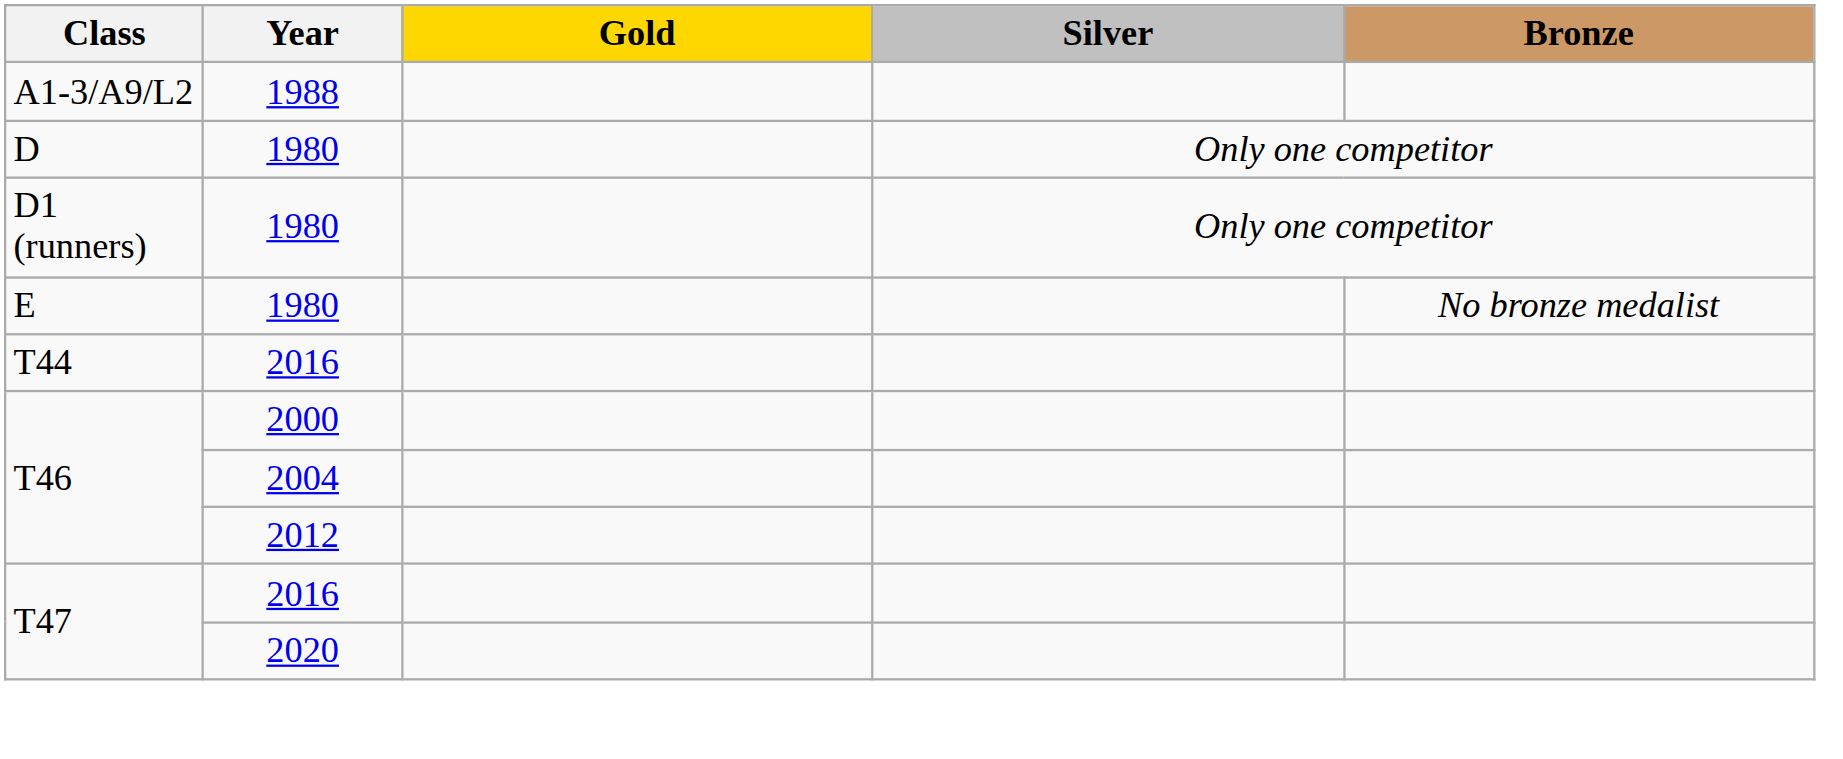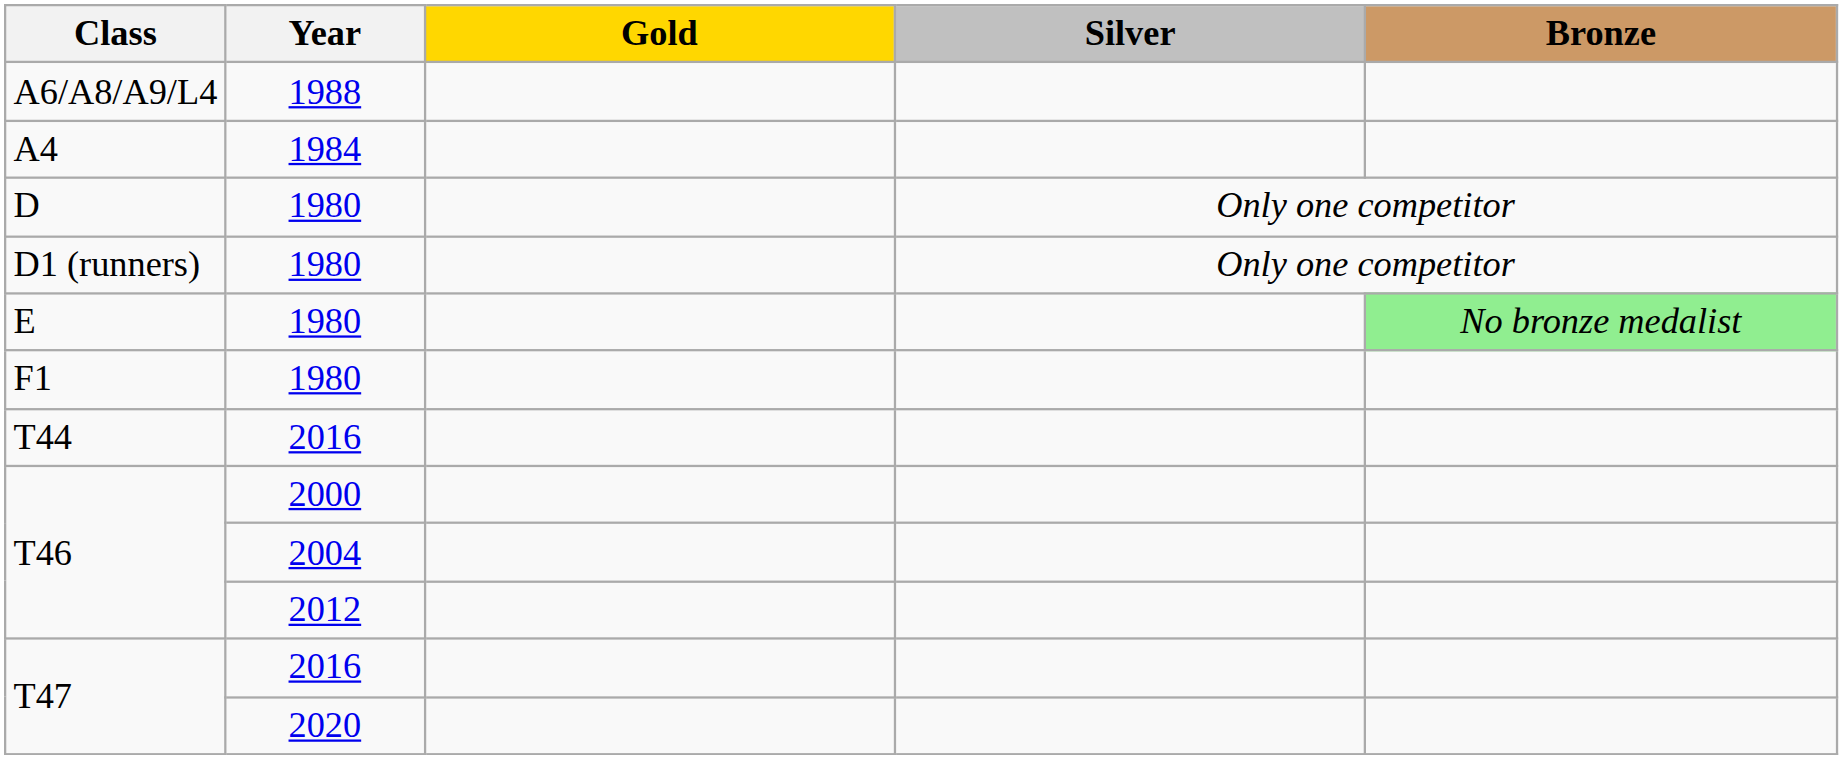- row: (103, 90)
+ row: (115, 90)
+ row: (36, 148)
(1579, 304) no background -> (1601, 321) lightgreen background
+ row: (33, 378)
